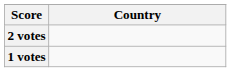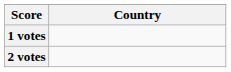rows swapped: (27, 35) <-> (27, 56)
